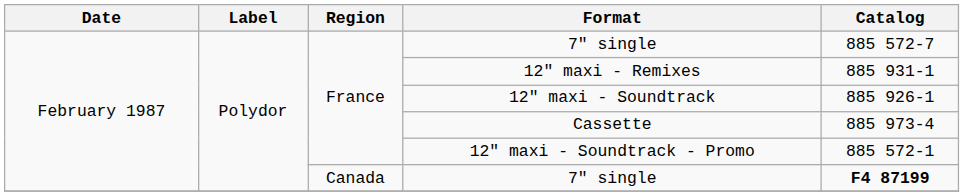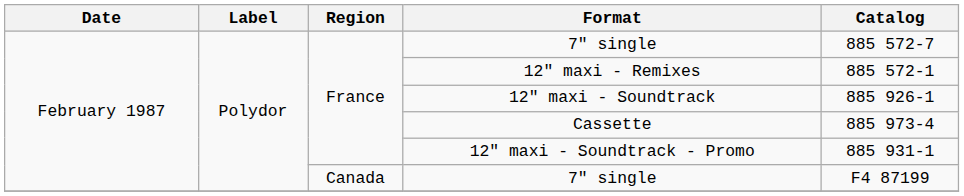(890, 71) 885 931-1 -> (890, 71) 885 572-1
(890, 151) 885 572-1 -> (890, 151) 885 931-1
(890, 178) bold -> (890, 178) normal
